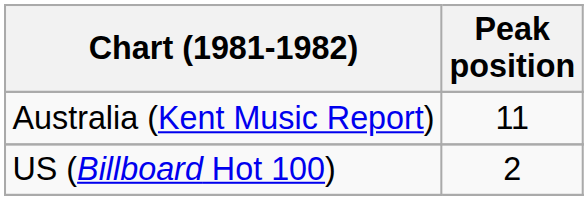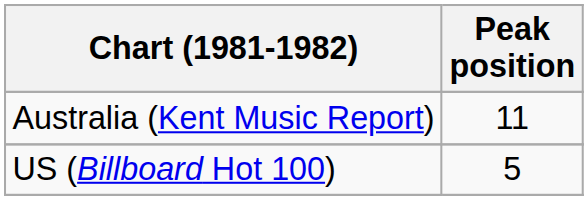(512, 169) 2 -> (512, 169) 5
